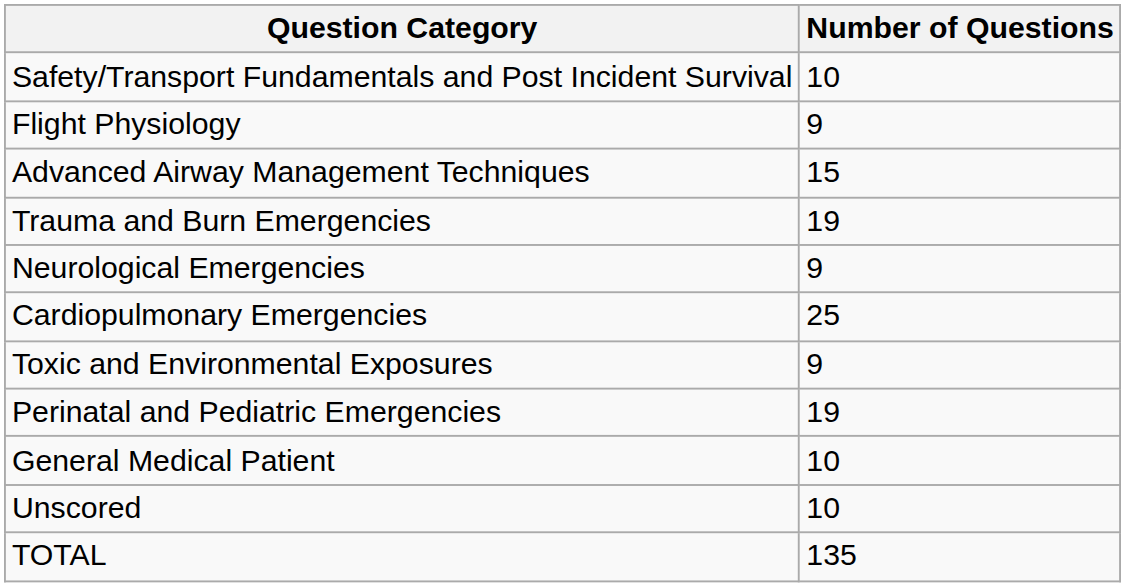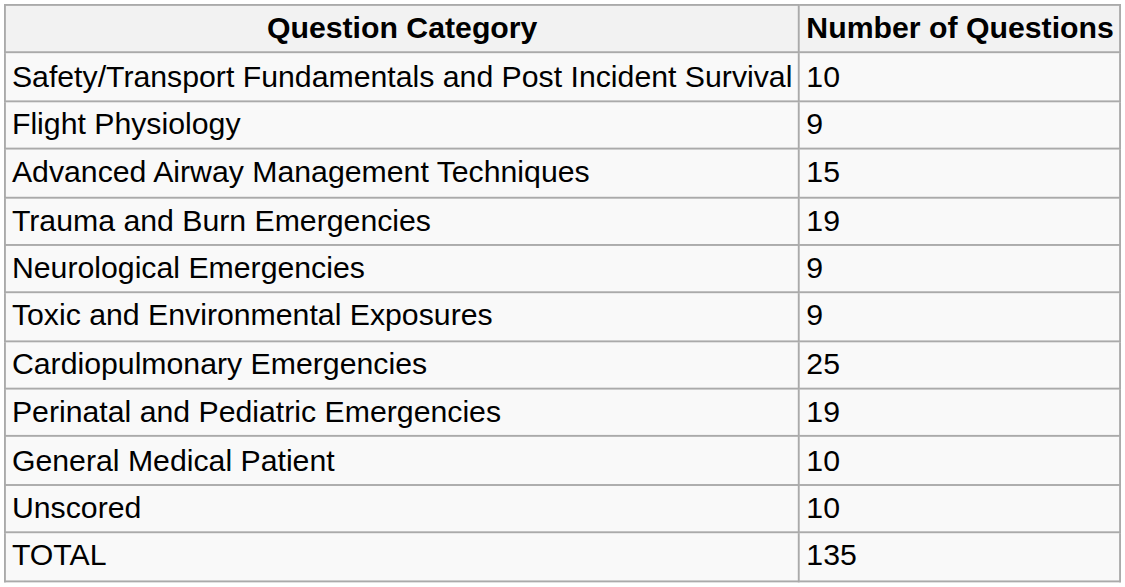rows swapped: (219, 316) <-> (252, 364)
